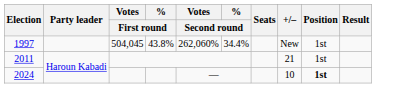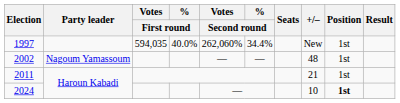(127, 43) 504,045 -> (151, 43) 594,035
(161, 43) 43.8% -> (184, 43) 40.0%
+ row: (24, 59)
